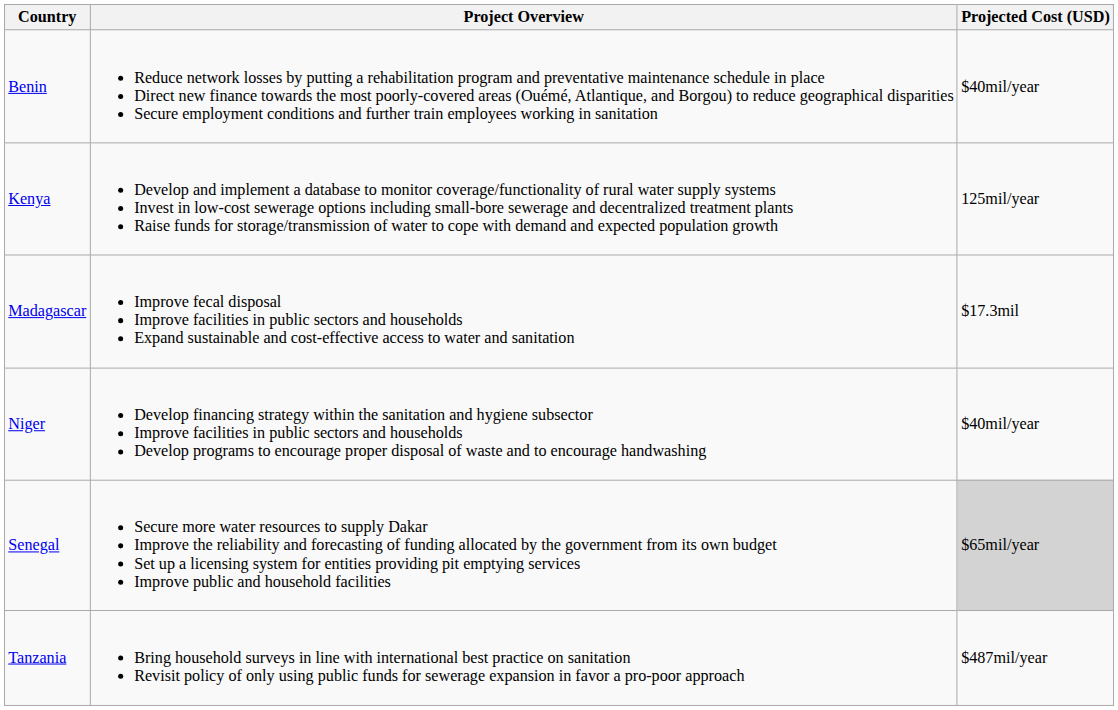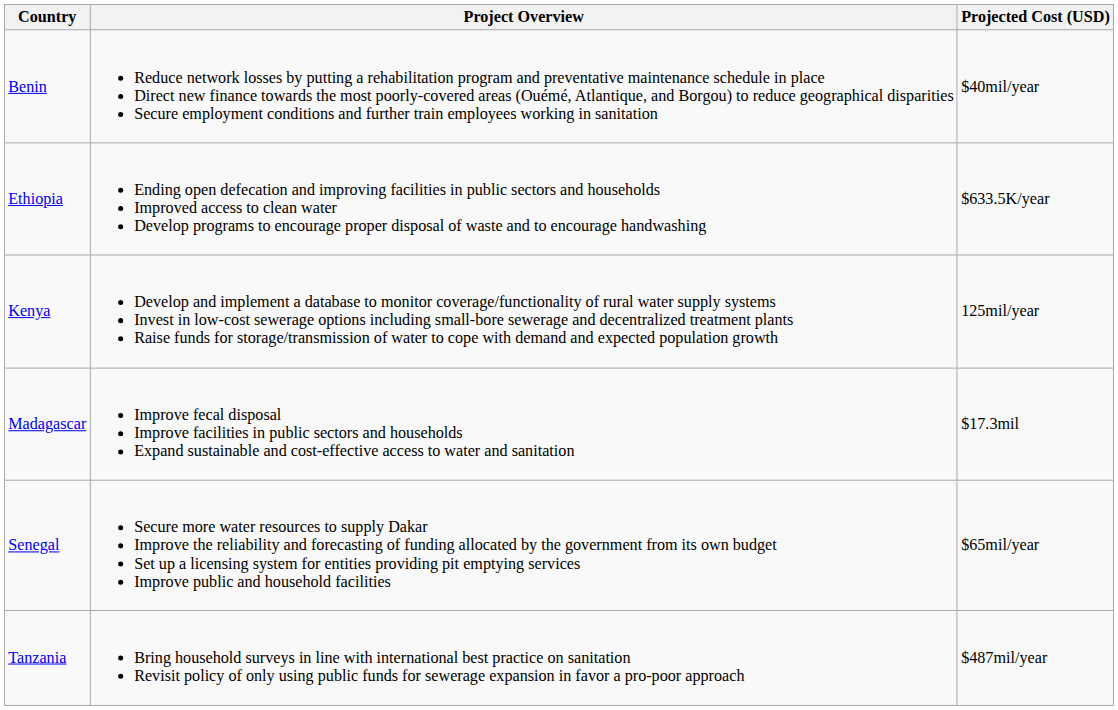+ row: (36, 198)
- row: (27, 423)
(1000, 545) lightgrey background -> (1000, 545) no background
